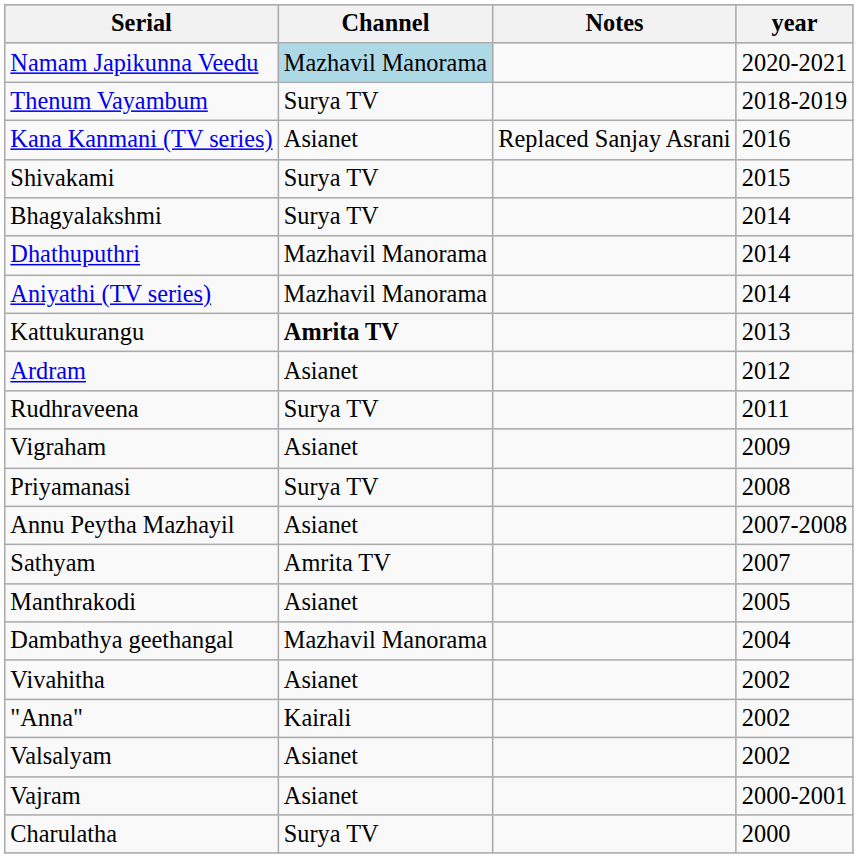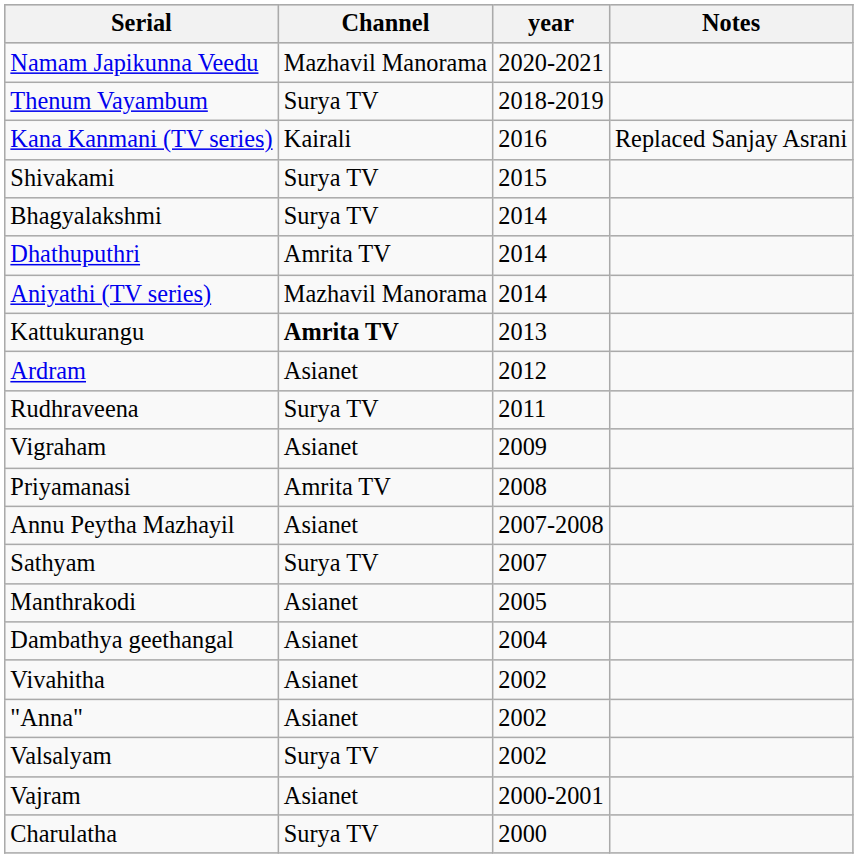columns swapped: (795, 23) <-> (614, 23)
(385, 62) lightblue background -> (385, 62) no background
(321, 139) Asianet -> (318, 139) Kairali
(385, 255) Mazhavil Manorama -> (337, 255) Amrita TV
(331, 486) Surya TV -> (337, 486) Amrita TV
(337, 563) Amrita TV -> (331, 563) Surya TV
(385, 640) Mazhavil Manorama -> (321, 640) Asianet
(318, 718) Kairali -> (321, 718) Asianet
(321, 756) Asianet -> (331, 756) Surya TV
